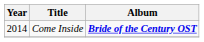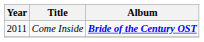(17, 28) 2014 -> (17, 28) 2011
